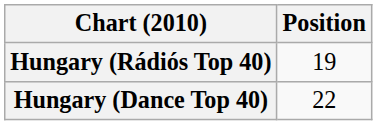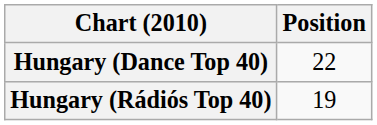rows swapped: (141, 100) <-> (141, 61)
